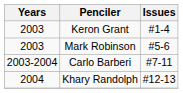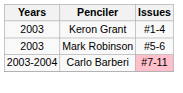(159, 63) no background -> (154, 63) pink background
- row: (100, 79)
